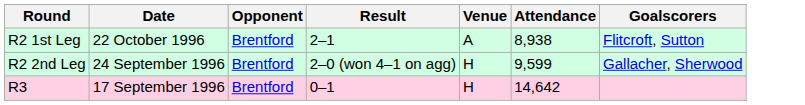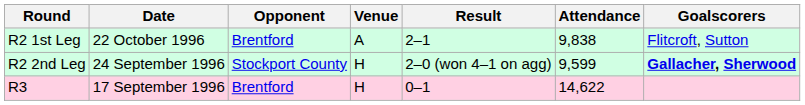columns swapped: (485, 16) <-> (383, 16)
(533, 40) 8,938 -> (577, 40) 9,838
(263, 64) Brentford -> (289, 64) Stockport County
(673, 64) normal -> (722, 64) bold
(537, 87) 14,642 -> (581, 87) 14,622
